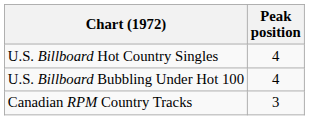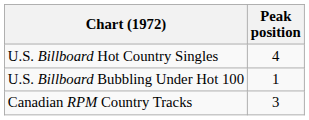(276, 79) 4 -> (276, 79) 1
